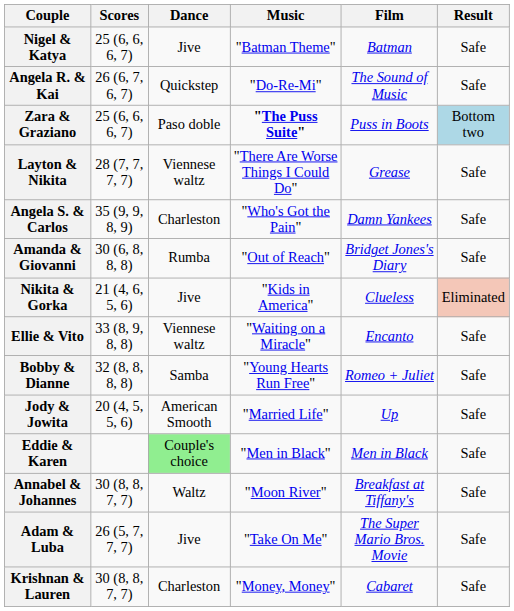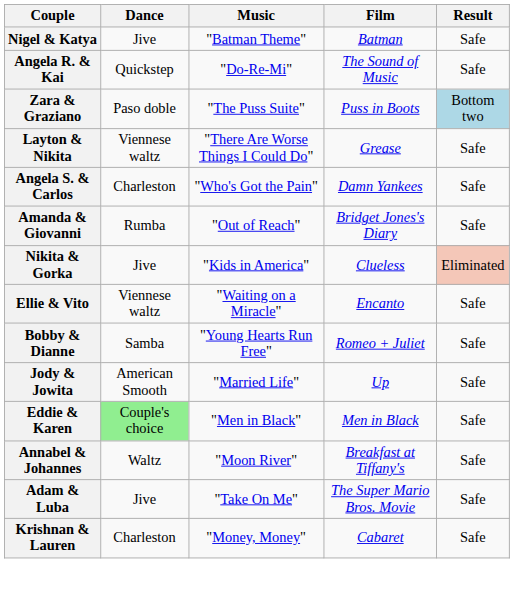- column: (119, 15)
(286, 124) bold -> (256, 108) normal
